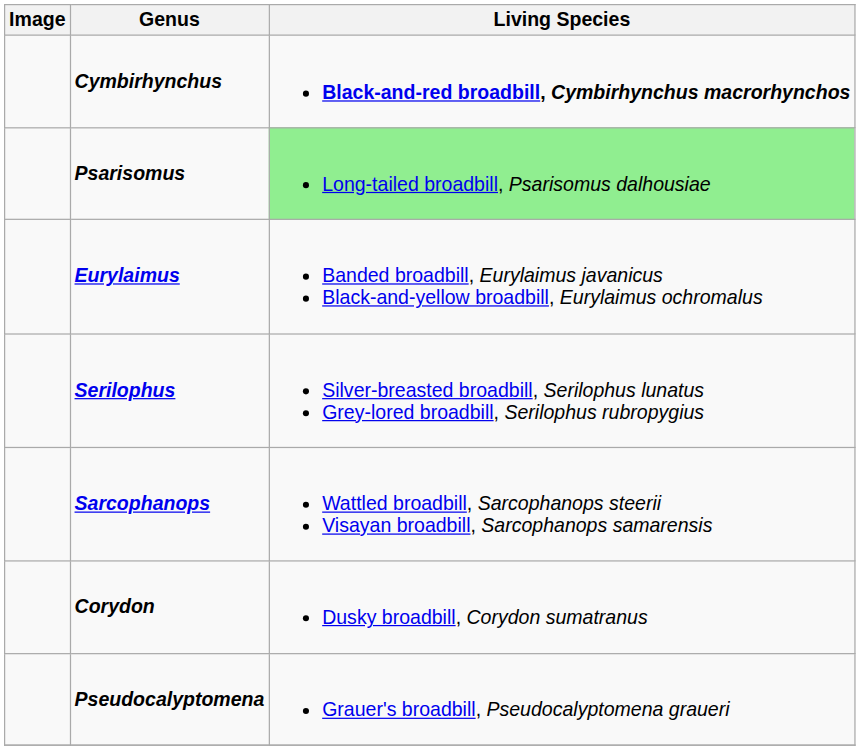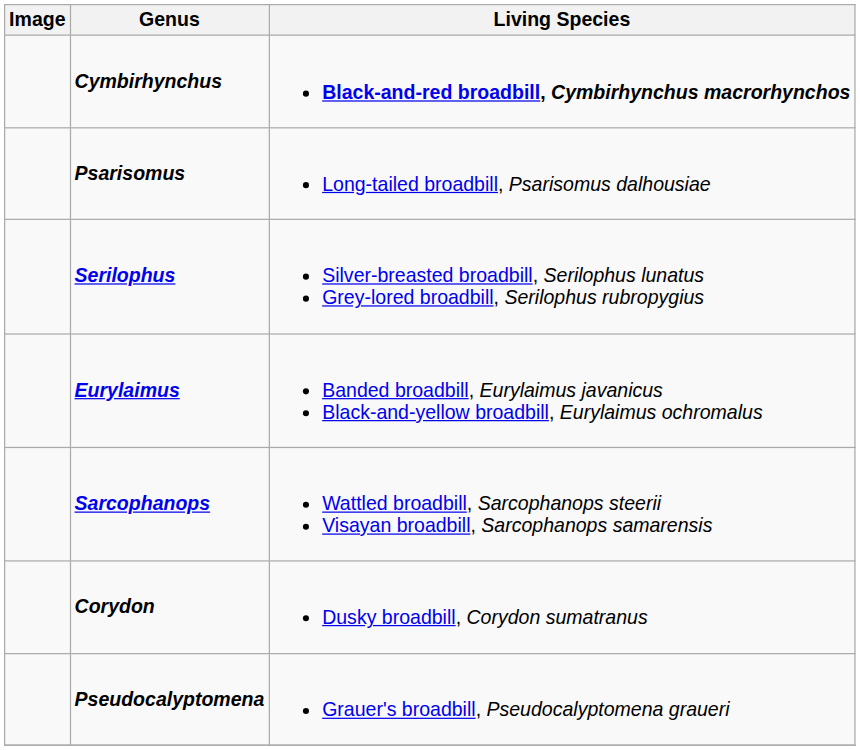(562, 184) lightgreen background -> (562, 184) no background
rows swapped: (125, 390) <-> (127, 276)
